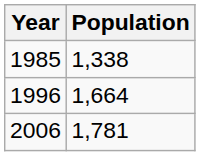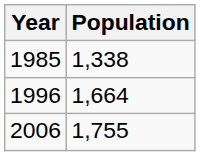(100, 131) 1,781 -> (100, 131) 1,755
